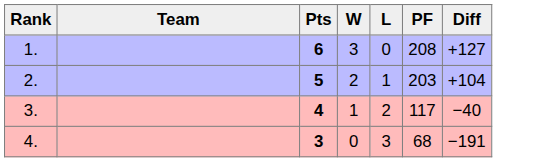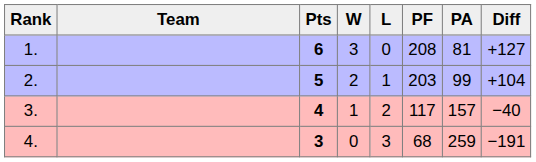+ column: (462, 19)
